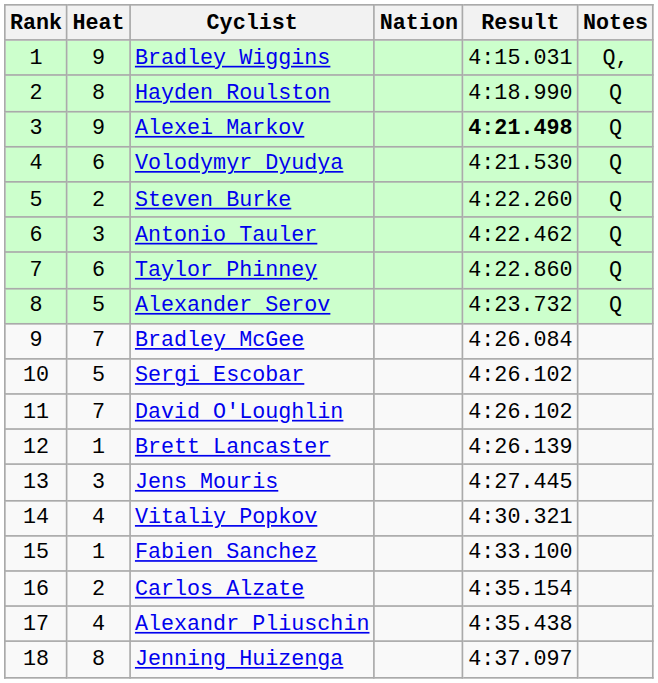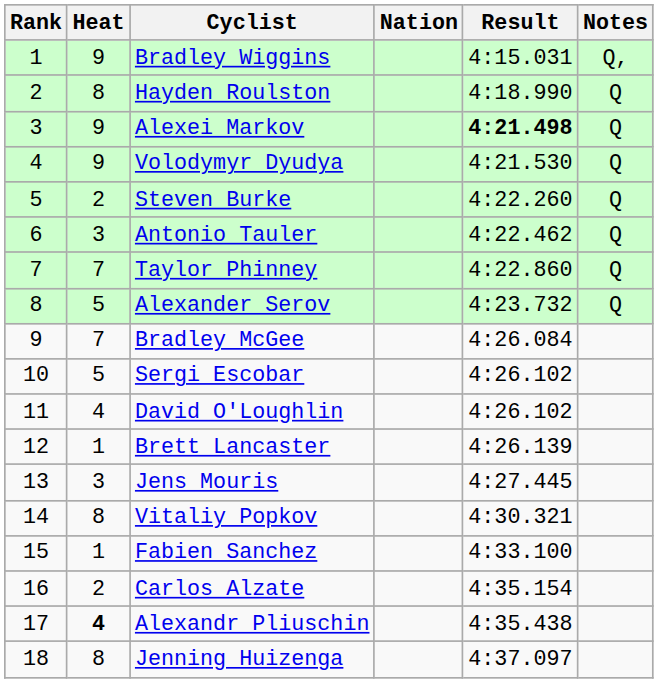(99, 164) 6 -> (99, 164) 9
(99, 270) 6 -> (99, 270) 7
(99, 412) 7 -> (99, 412) 4
(99, 518) 4 -> (99, 518) 8
(99, 624) normal -> (99, 624) bold
